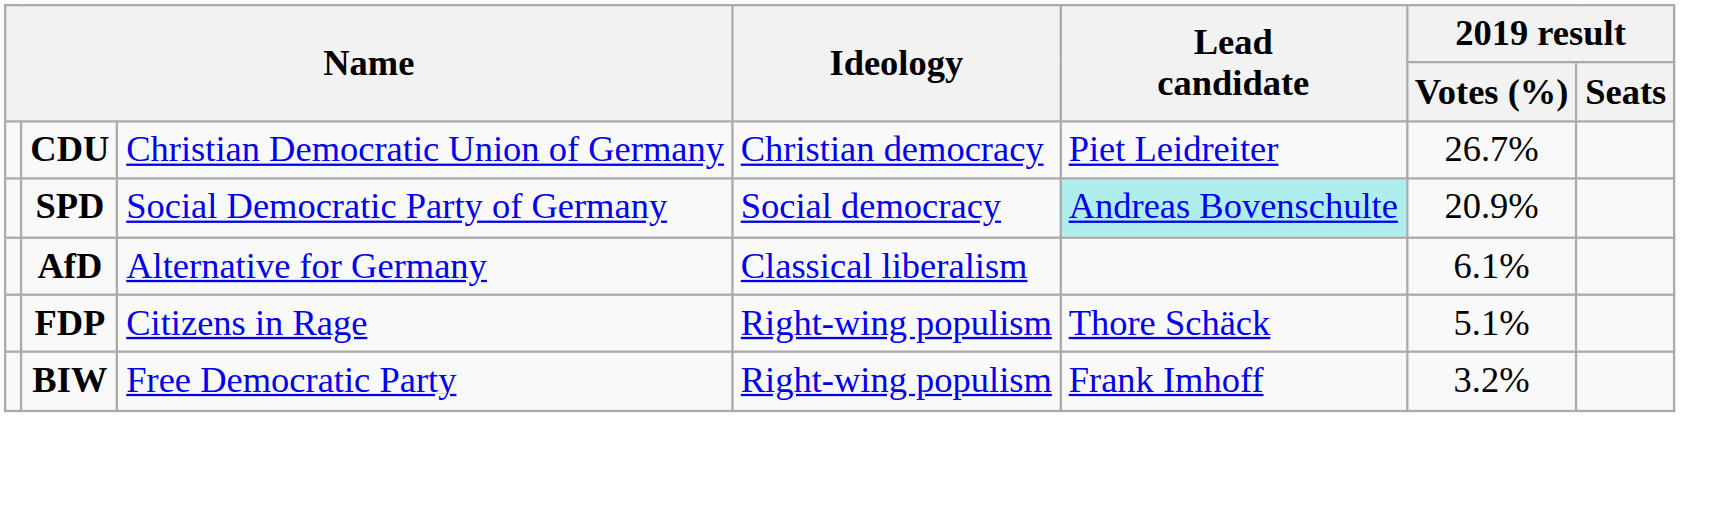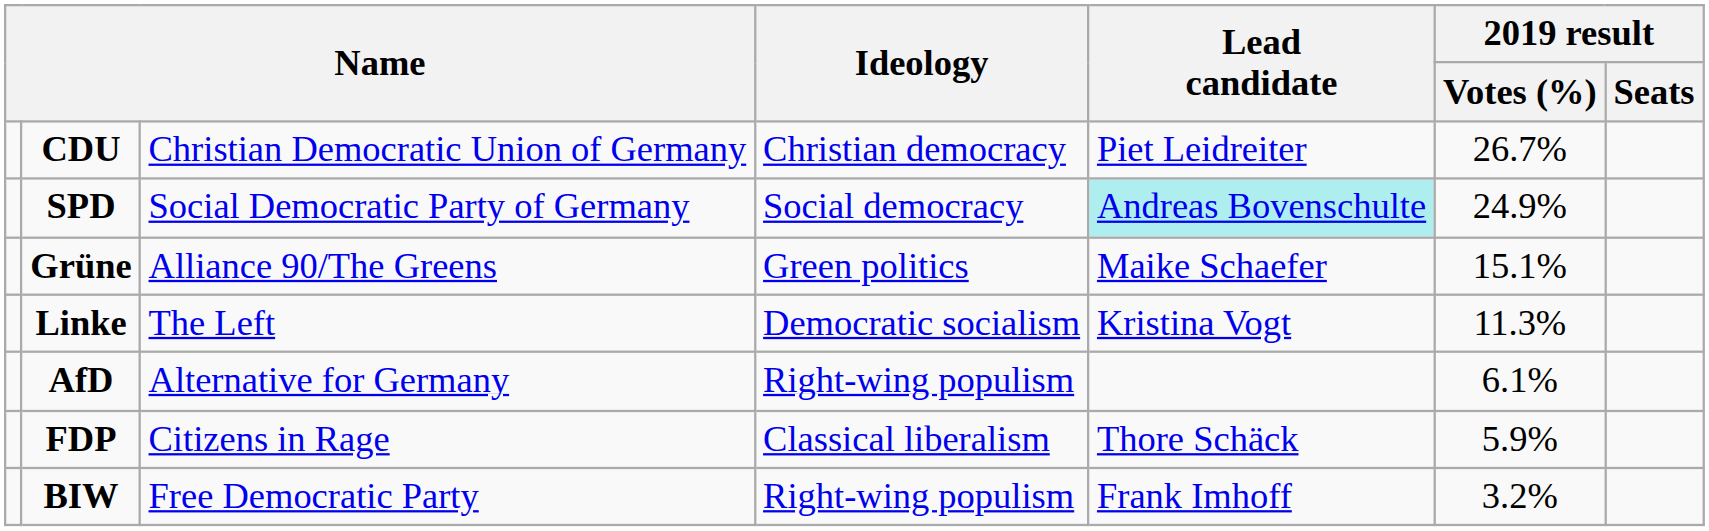(1492, 206) 20.9% -> (1520, 206) 24.9%
+ row: (81, 264)
+ row: (81, 322)
(884, 264) Classical liberalism -> (919, 380) Right-wing populism
(896, 322) Right-wing populism -> (906, 438) Classical liberalism
(1492, 322) 5.1% -> (1520, 438) 5.9%
